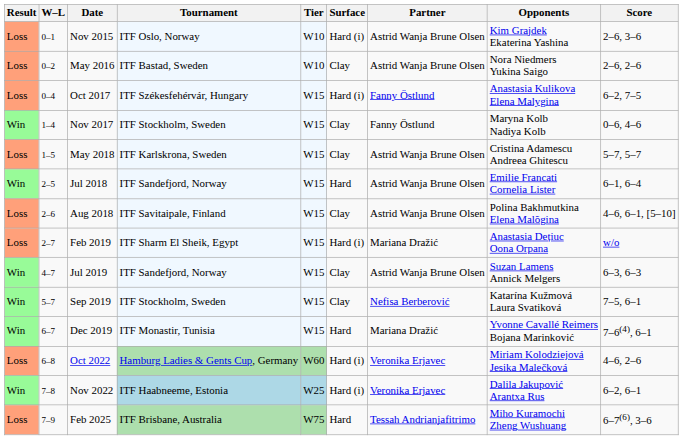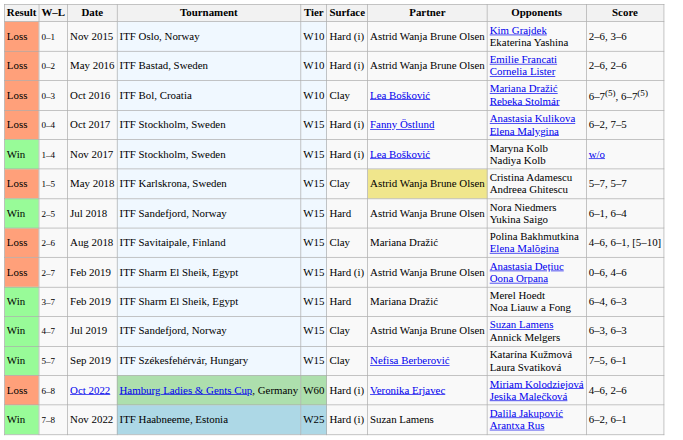(340, 65) Clay -> (347, 65) Hard (i)
(523, 65) Nora Niedmers Yukina Saigo -> (523, 65) Emilie Francati Cornelia Lister
+ row: (48, 96)
(184, 95) ITF Székesfehérvár, Hungary -> (173, 124) ITF Stockholm, Sweden
(340, 124) Clay -> (347, 154) Hard (i)
(402, 124) Fanny Östlund -> (400, 154) Lea Bošković
(622, 124) 0–6, 4–6 -> (597, 154) w/o
(427, 154) no background -> (427, 183) khaki background
(523, 183) Emilie Francati Cornelia Lister -> (523, 213) Nora Niedmers Yukina Saigo
(427, 213) Astrid Wanja Brune Olsen -> (404, 242) Mariana Dražić
(404, 242) Mariana Dražić -> (427, 272) Astrid Wanja Brune Olsen
(611, 242) w/o -> (608, 272) 0–6, 4–6
+ row: (48, 302)
(173, 301) ITF Stockholm, Sweden -> (184, 360) ITF Székesfehérvár, Hungary
- row: (48, 332)
(408, 390) Veronika Erjavec -> (402, 419) Suzan Lamens
- row: (48, 420)
